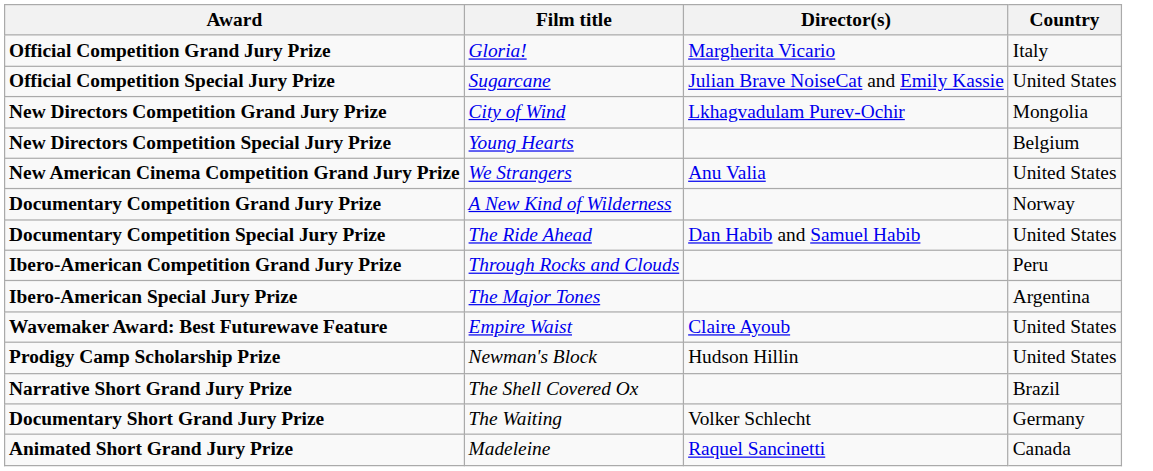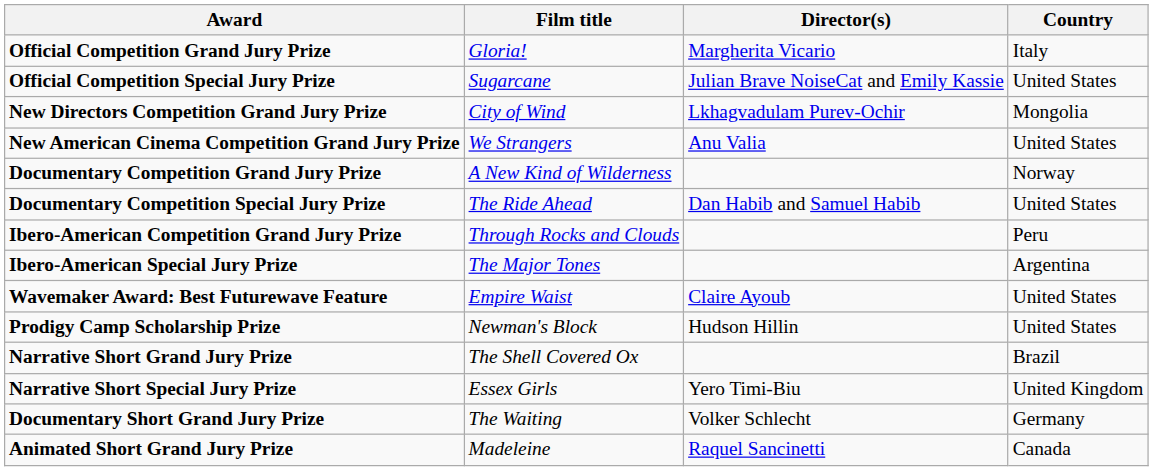- row: (200, 142)
+ row: (153, 388)
